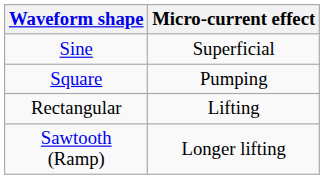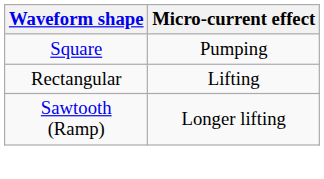- row: (76, 49)
